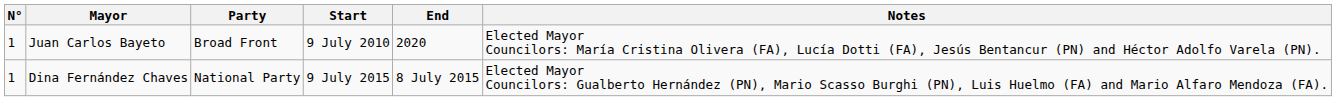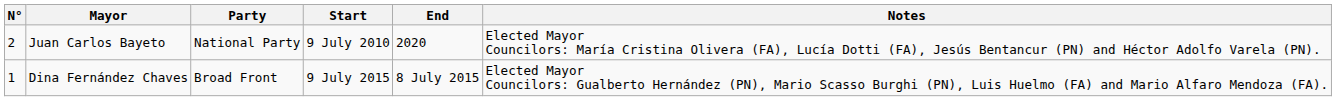(11, 43) 1 -> (11, 43) 2
(236, 43) Broad Front -> (247, 43) National Party
(247, 78) National Party -> (236, 78) Broad Front
